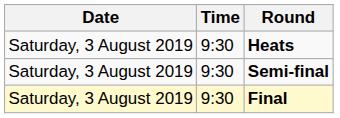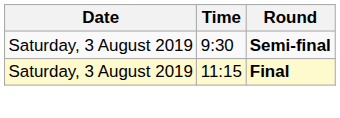- row: (271, 44)
(217, 98) 9:30 -> (221, 71) 11:15
